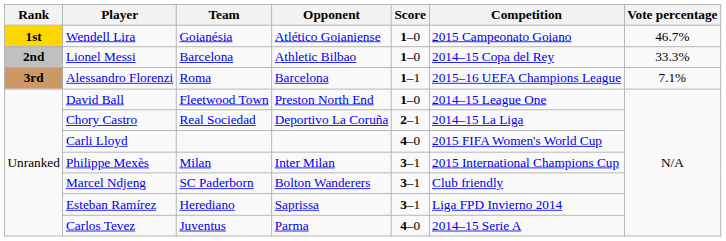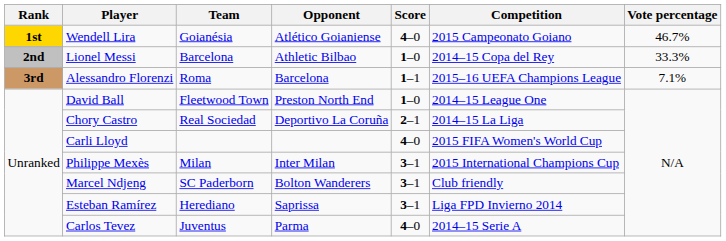(410, 36) 1–0 -> (410, 36) 4–0
